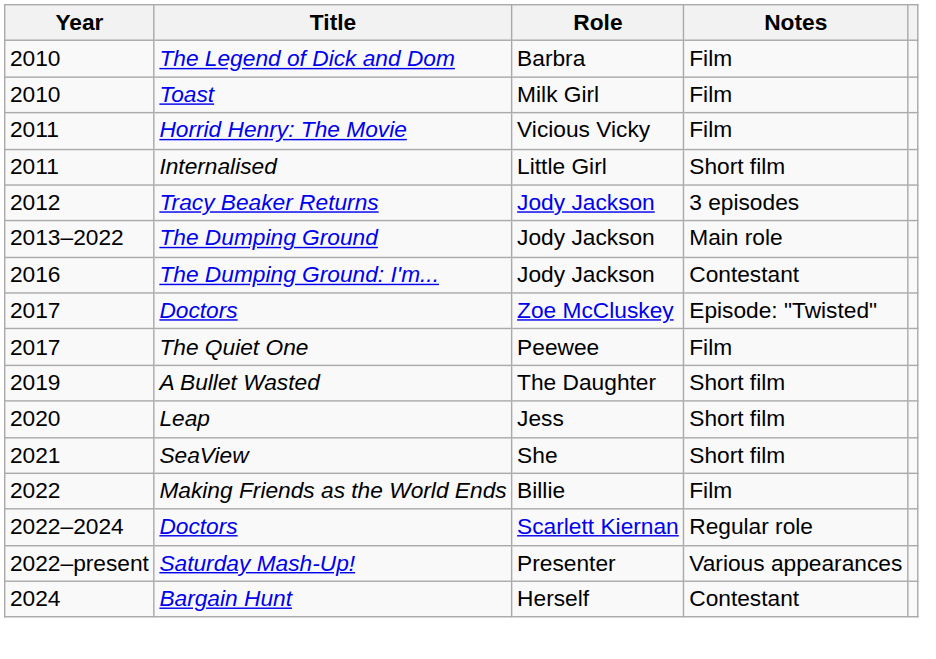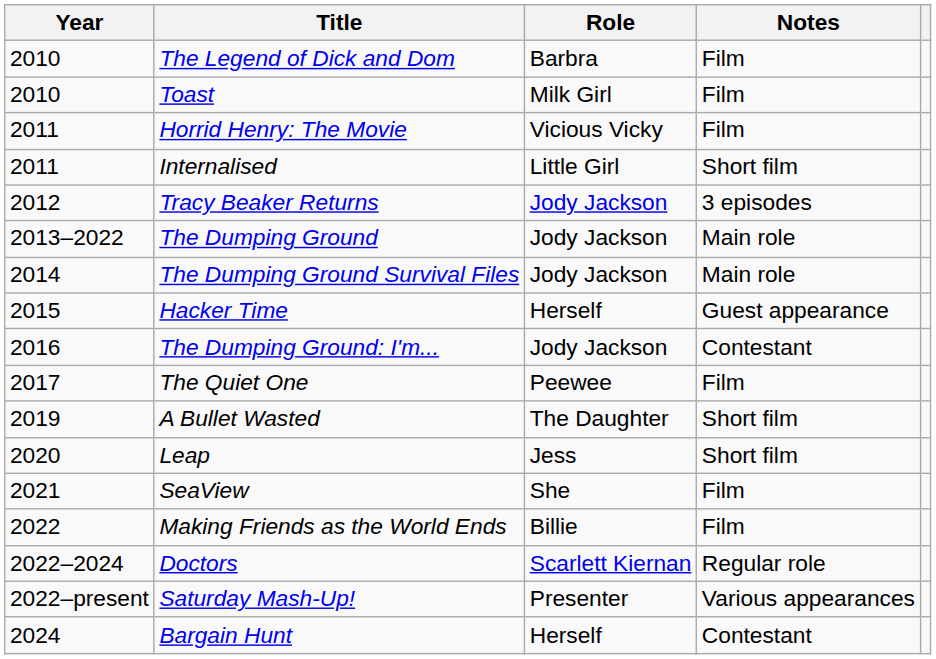+ row: (35, 274)
+ row: (35, 310)
- row: (35, 310)
(737, 454) Short film -> (723, 490) Film
